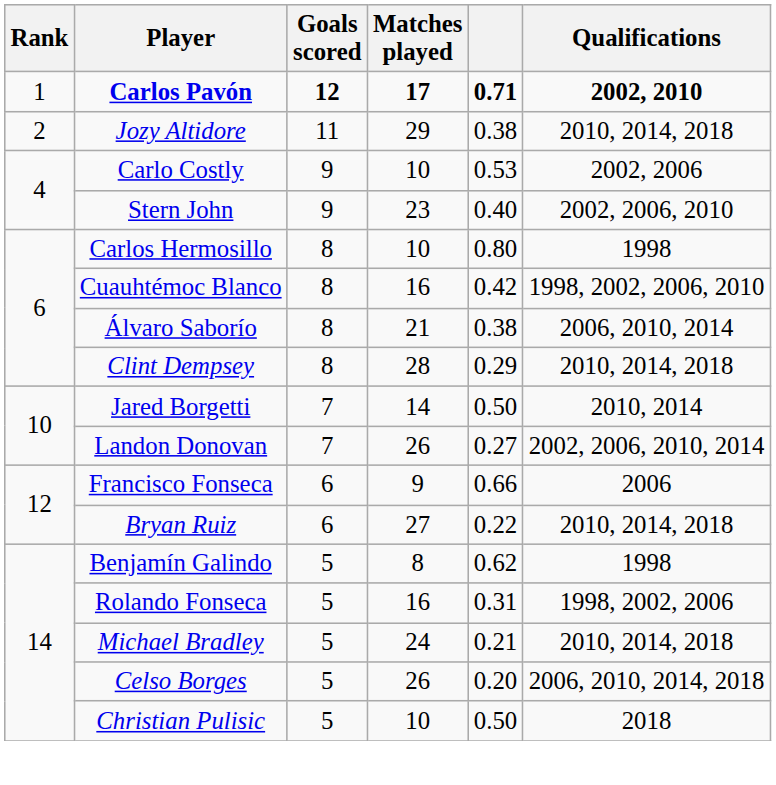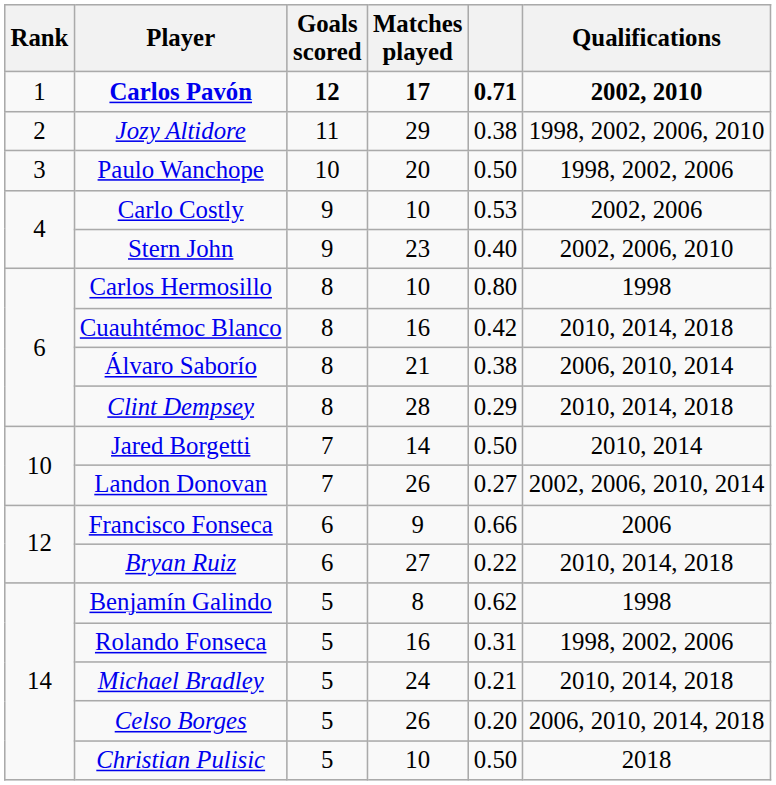(646, 130) 2010, 2014, 2018 -> (646, 130) 1998, 2002, 2006, 2010
+ row: (181, 170)
(646, 288) 1998, 2002, 2006, 2010 -> (646, 327) 2010, 2014, 2018
